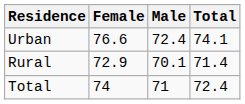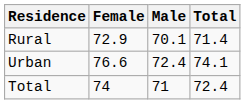rows swapped: (30, 63) <-> (30, 40)
